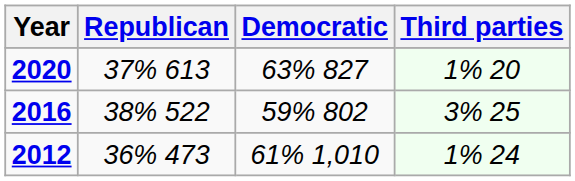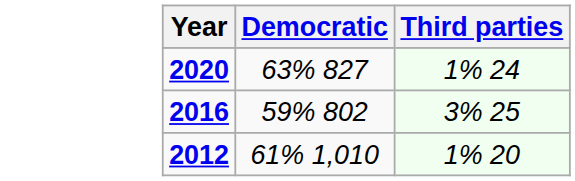- column: (157, 27)
(482, 70) 1% 20 -> (482, 70) 1% 24
(482, 155) 1% 24 -> (482, 155) 1% 20
